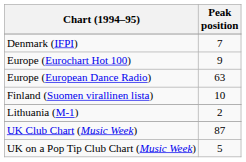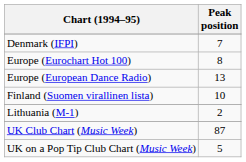(220, 60) 9 -> (220, 60) 8
(220, 78) 63 -> (220, 78) 13
